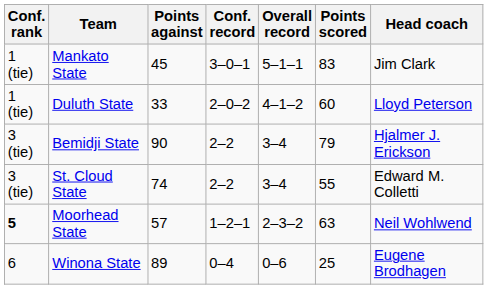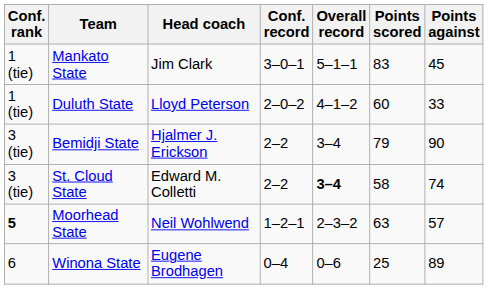columns swapped: (427, 24) <-> (177, 24)
(274, 184) normal -> (329, 184) bold
(327, 184) 55 -> (381, 184) 58
